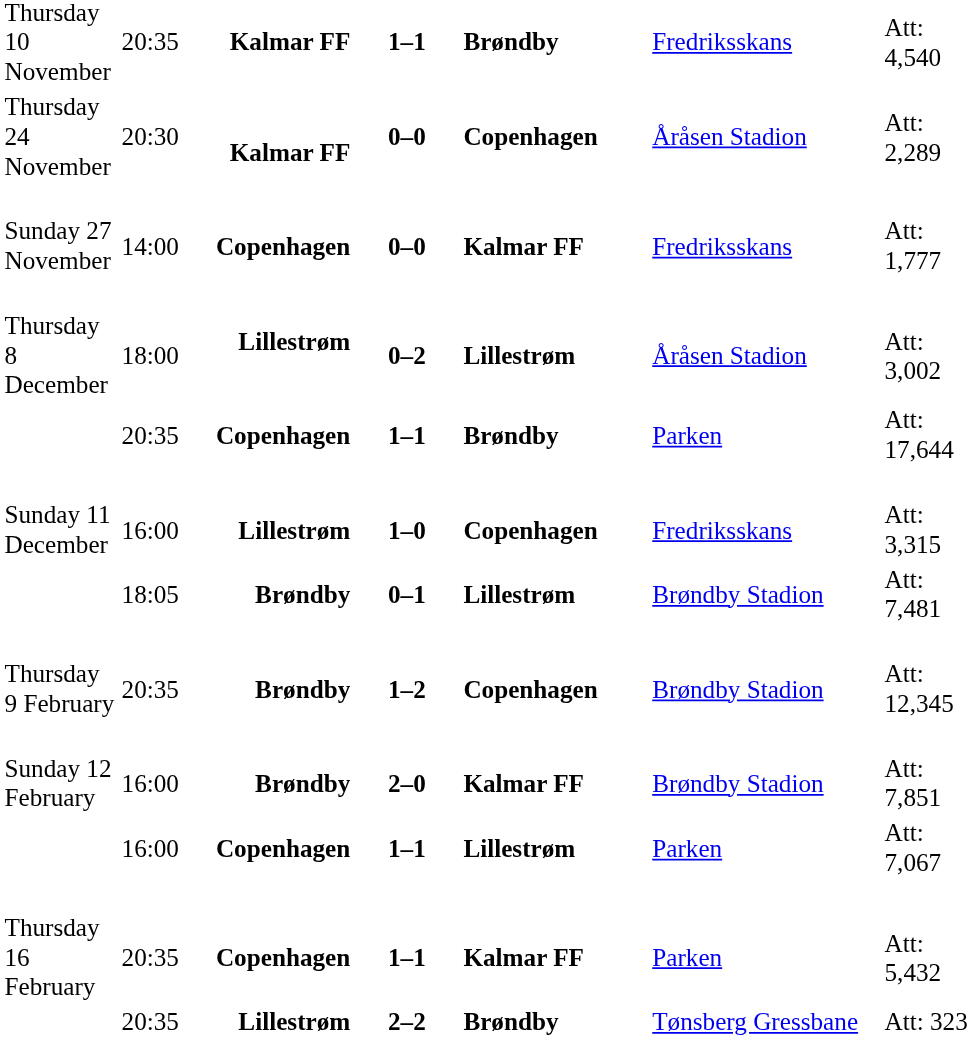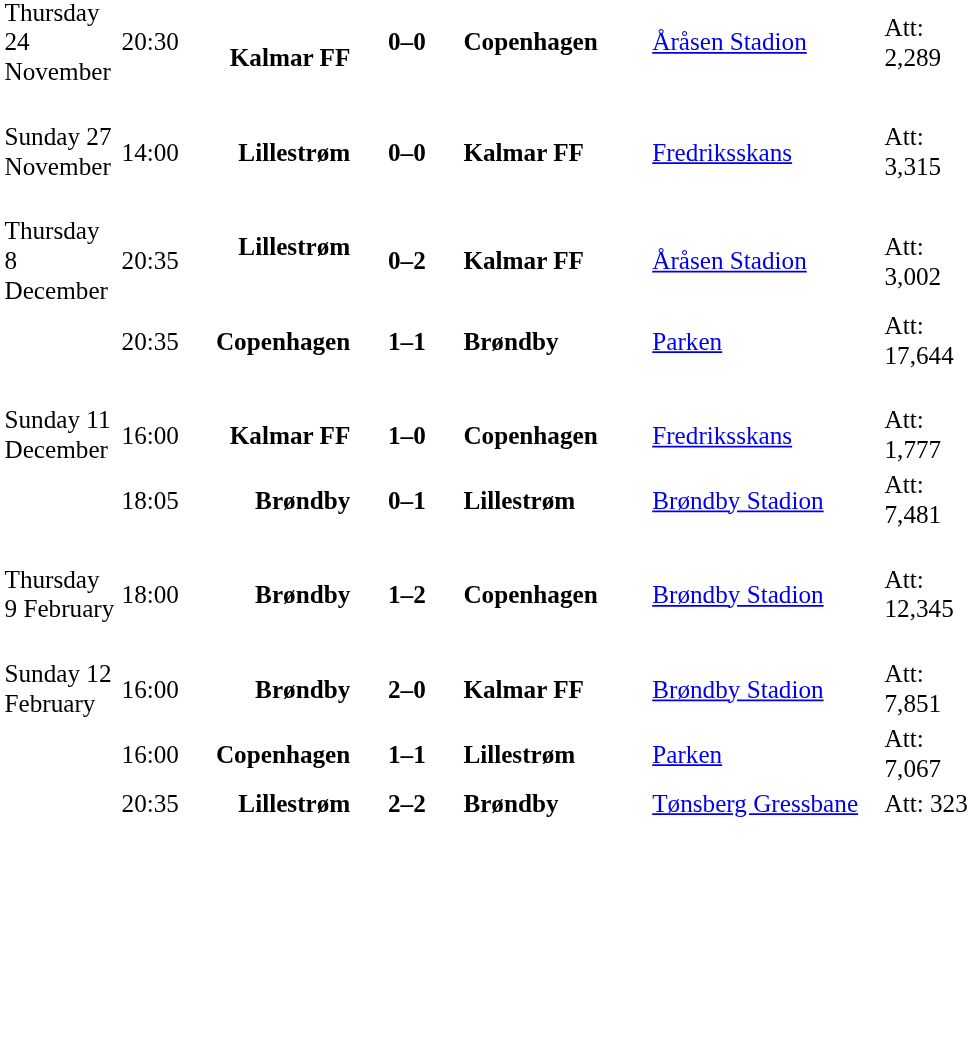- row: (58, 42)
(283, 245) Copenhagen -> (294, 151) Lillestrøm
(913, 245) Att: 1,777 -> (913, 151) Att: 3,315
(150, 355) 18:00 -> (150, 260) 20:35
(519, 355) Lillestrøm -> (524, 260) Kalmar FF
(294, 529) Lillestrøm -> (290, 434) Kalmar FF
(913, 529) Att: 3,315 -> (913, 434) Att: 1,777
(150, 688) 20:35 -> (150, 594) 18:00
- row: (52, 957)
